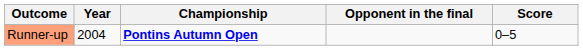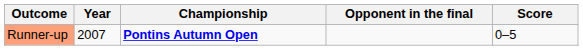(91, 34) 2004 -> (91, 34) 2007
